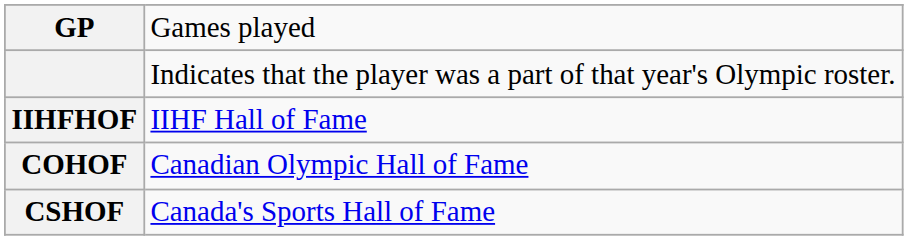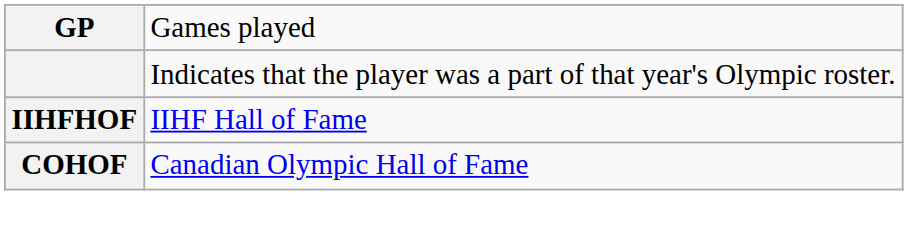- row: (74, 211)
